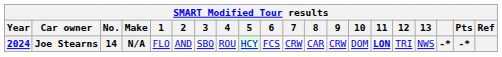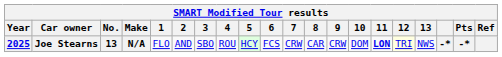(18, 43) 2024 -> (18, 43) 2025
(111, 43) 14 -> (111, 43) 13
(404, 43) no background -> (404, 43) lightyellow background
